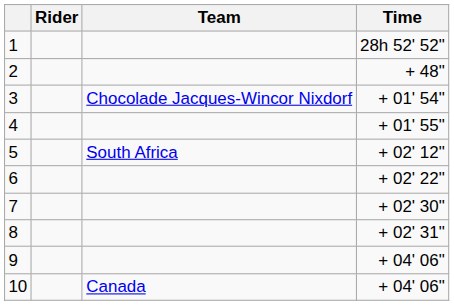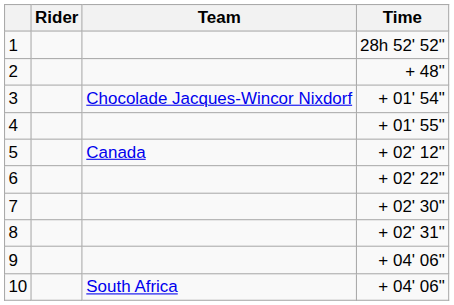(132, 152) South Africa -> (116, 152) Canada
(116, 286) Canada -> (132, 286) South Africa
